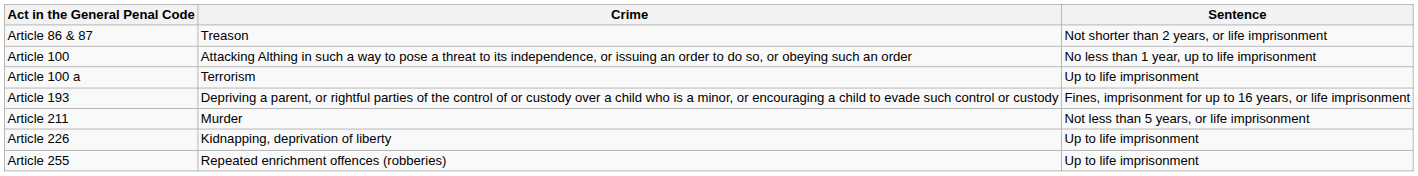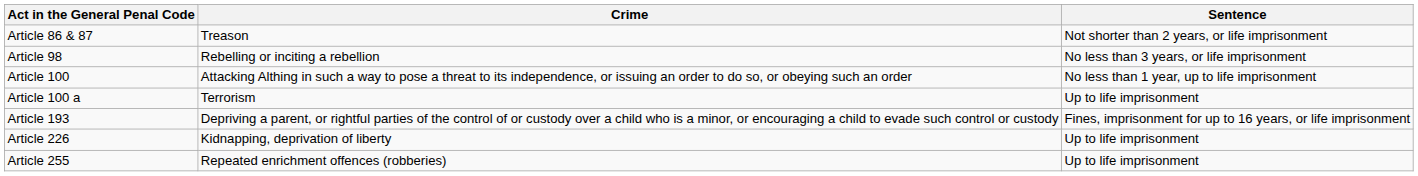+ row: (35, 56)
- row: (38, 118)
